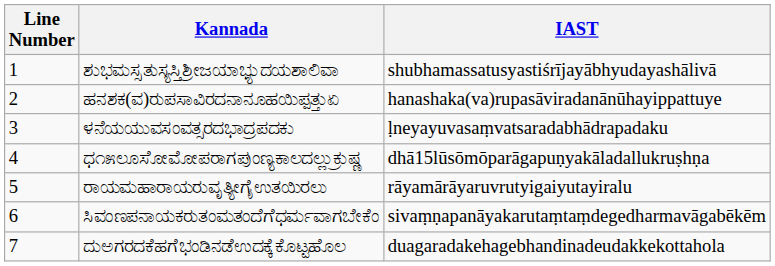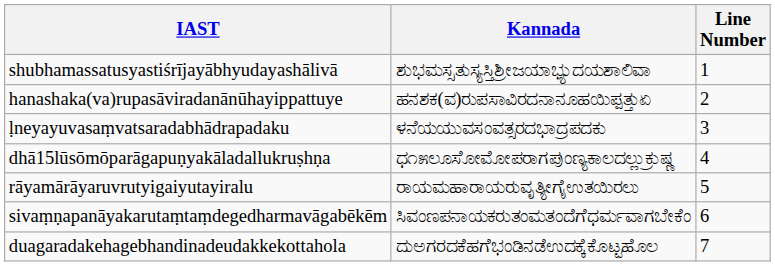columns swapped: (42, 29) <-> (577, 29)
